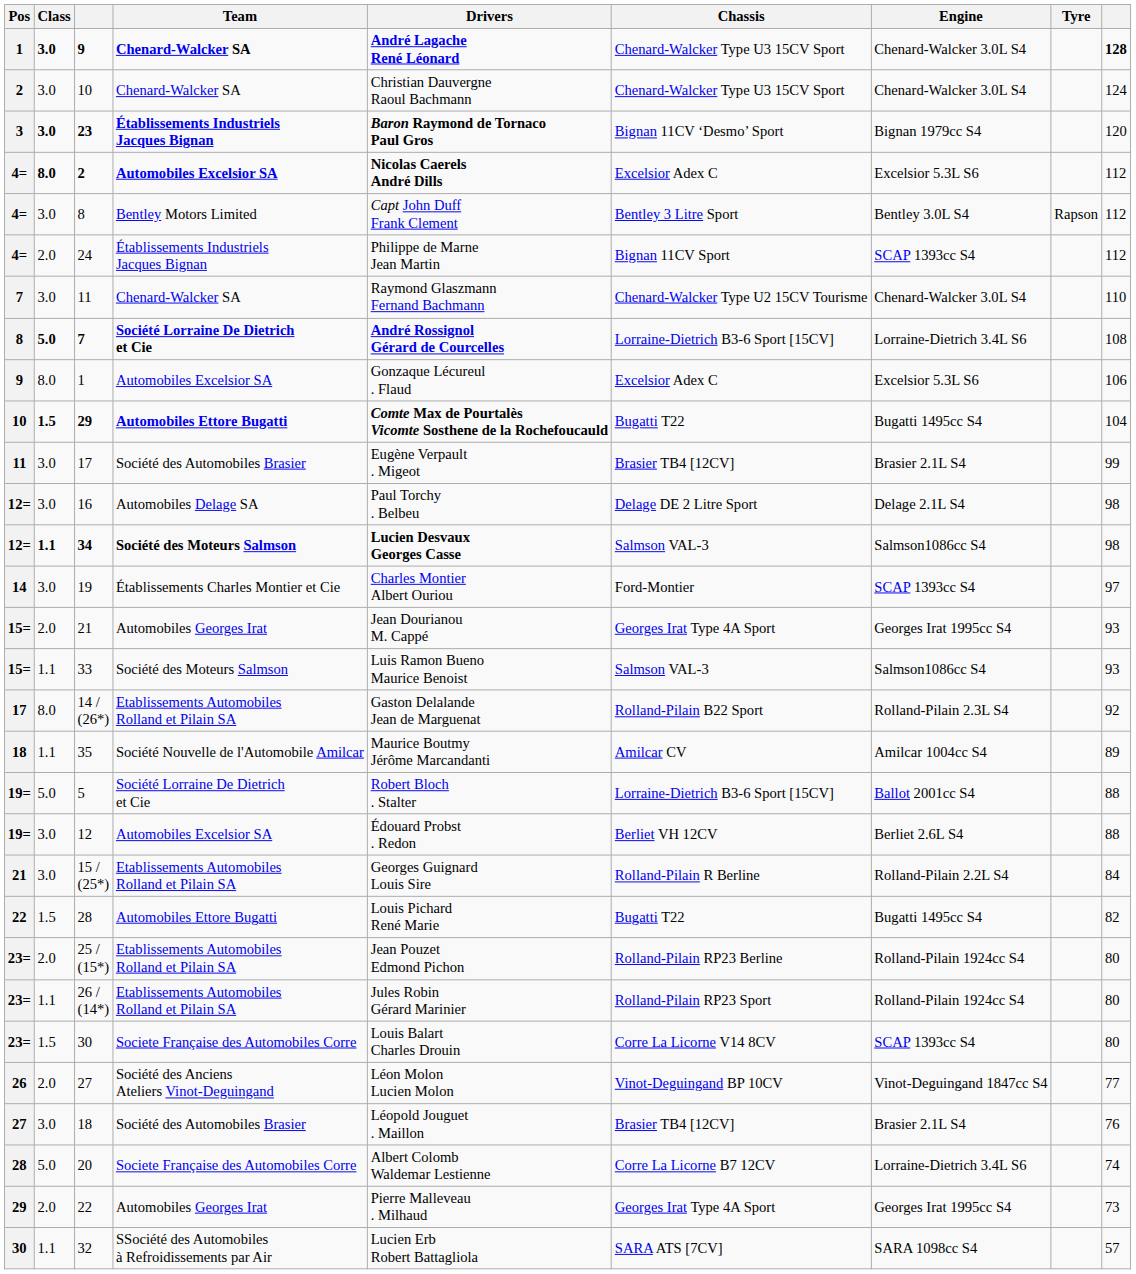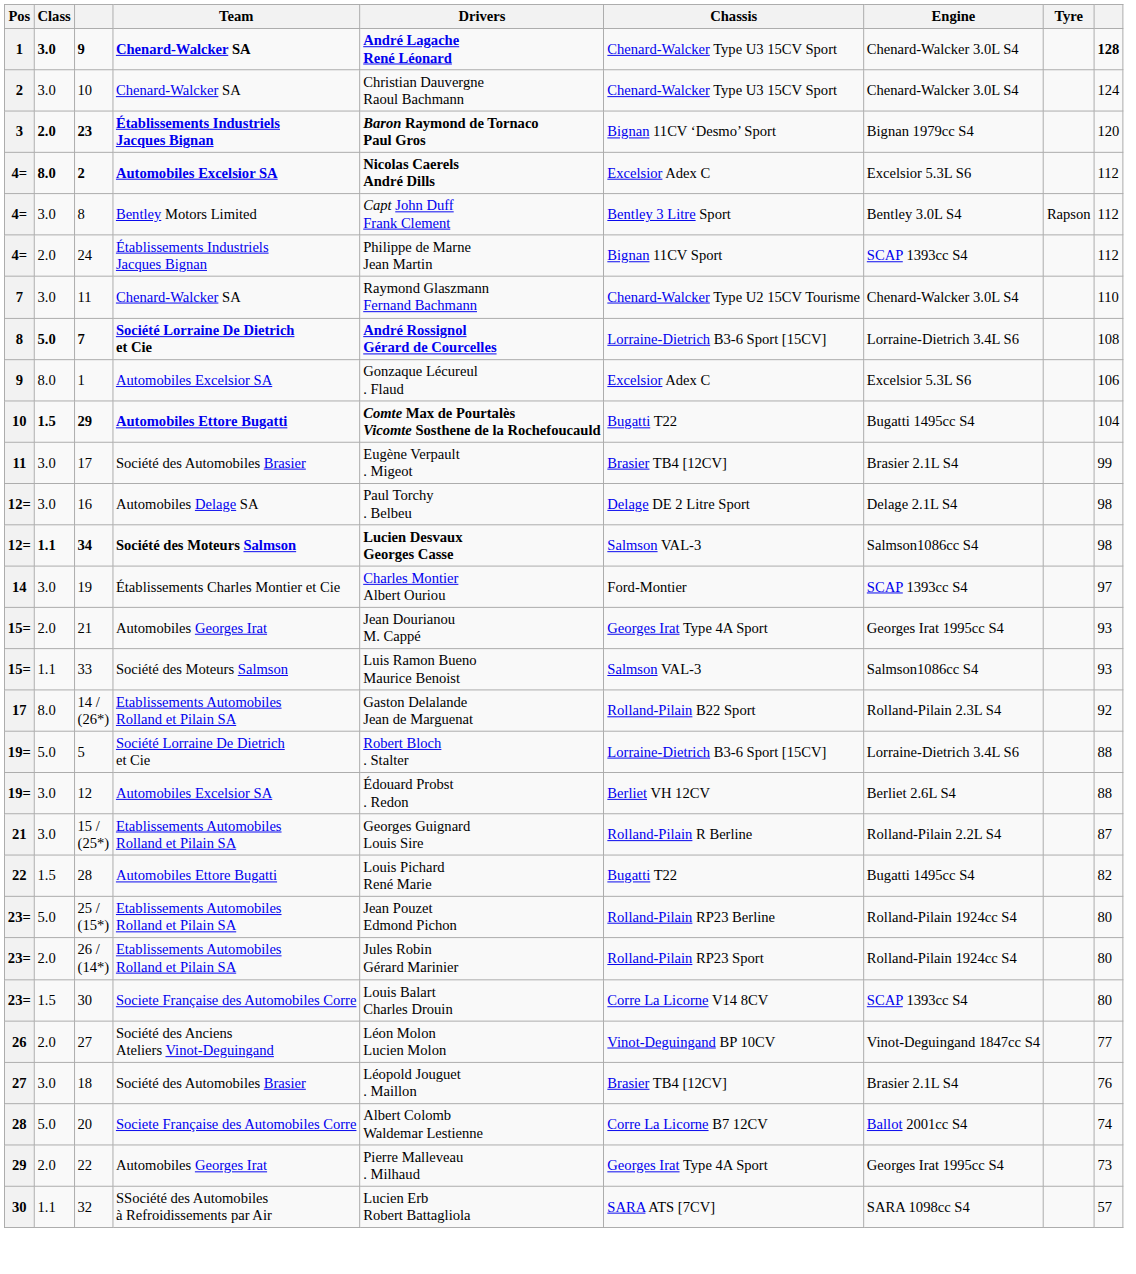(47, 132) 3.0 -> (47, 132) 2.0
- row: (85, 752)
(925, 793) Ballot 2001cc S4 -> (943, 752) Lorraine-Dietrich 3.4L S6
(1112, 876) 84 -> (1105, 834) 87
(47, 958) 2.0 -> (47, 917) 5.0
(47, 1000) 1.1 -> (47, 958) 2.0
(950, 1165) Lorraine-Dietrich 3.4L S6 -> (917, 1124) Ballot 2001cc S4
